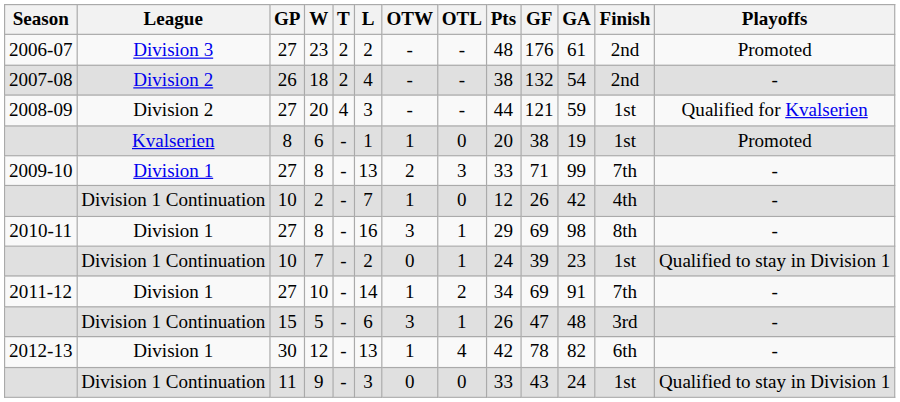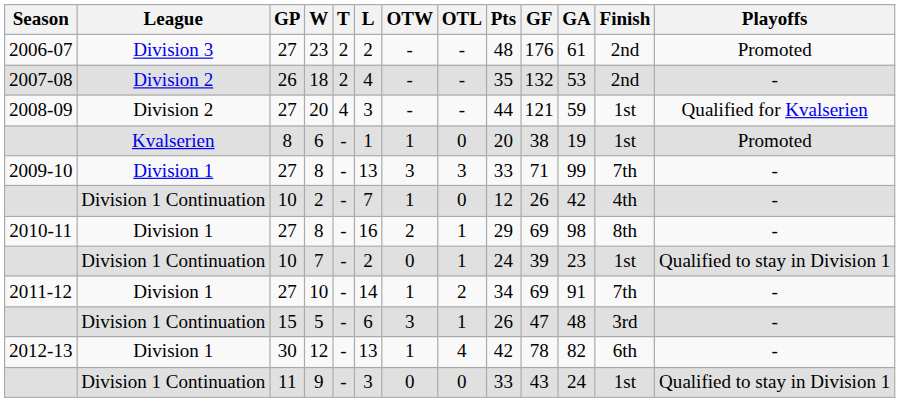(503, 79) 38 -> (503, 79) 35
(576, 79) 54 -> (576, 79) 53
(410, 170) 2 -> (410, 170) 3
(410, 230) 3 -> (410, 230) 2
